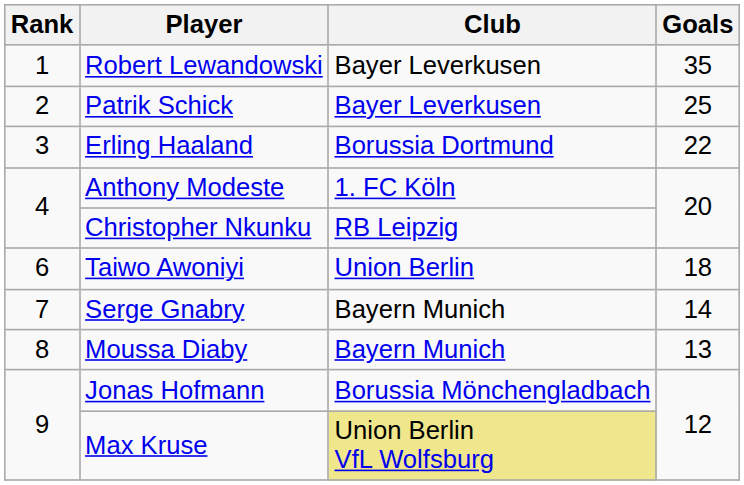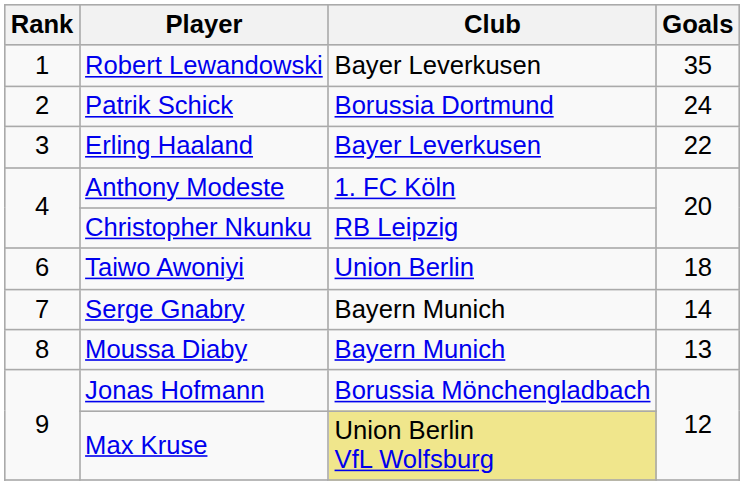(438, 106) Bayer Leverkusen -> (444, 106) Borussia Dortmund
(698, 106) 25 -> (698, 106) 24
(444, 146) Borussia Dortmund -> (438, 146) Bayer Leverkusen
